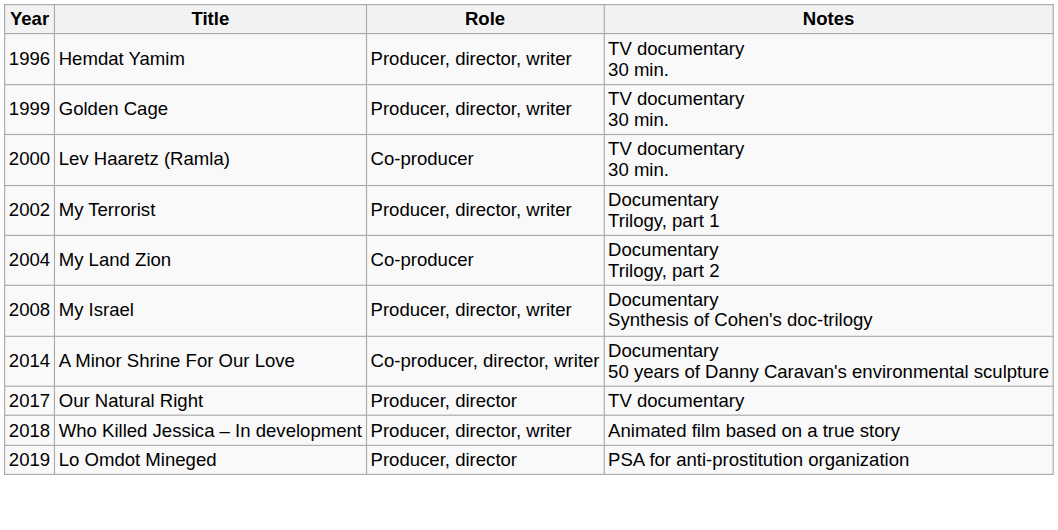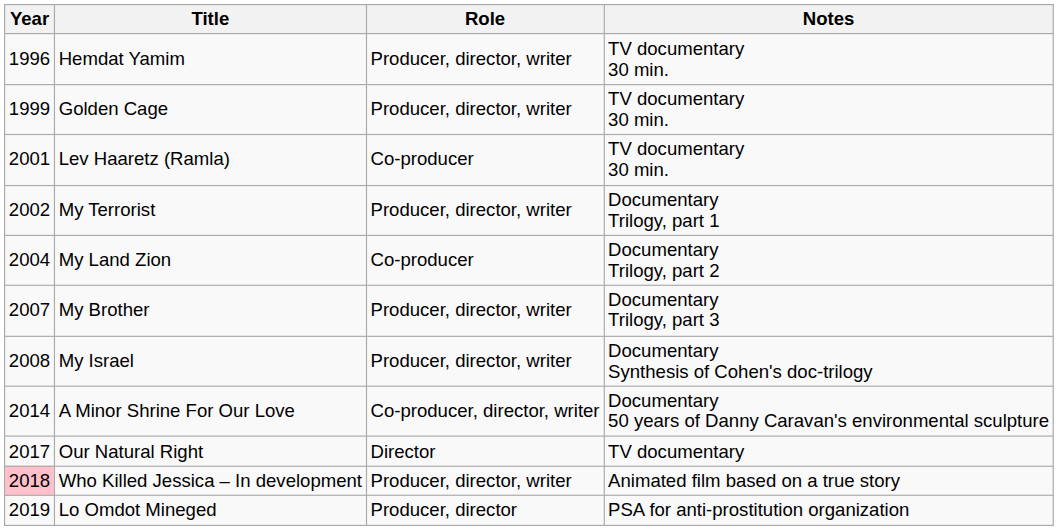(30, 159) 2000 -> (30, 159) 2001
+ row: (104, 310)
(444, 400) Producer, director -> (403, 451) Director
(30, 430) no background -> (30, 480) pink background
